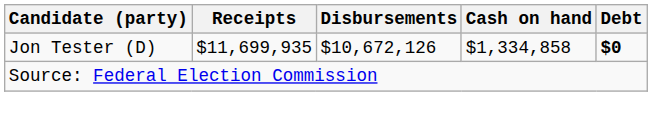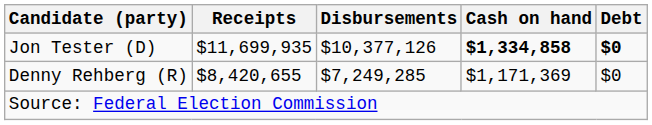(378, 48) $10,672,126 -> (378, 48) $10,377,126
(518, 48) normal -> (518, 48) bold
+ row: (98, 76)
